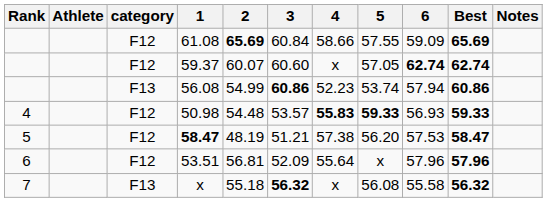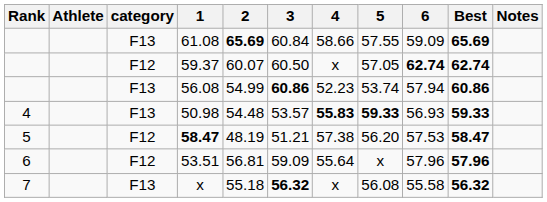(142, 40) F12 -> (142, 40) F13
(290, 64) 60.60 -> (290, 64) 60.50
(142, 112) F12 -> (142, 112) F13
(290, 161) 52.09 -> (290, 161) 59.09
